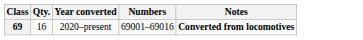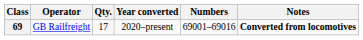+ column: (61, 12)
(41, 27) 16 -> (103, 27) 17
